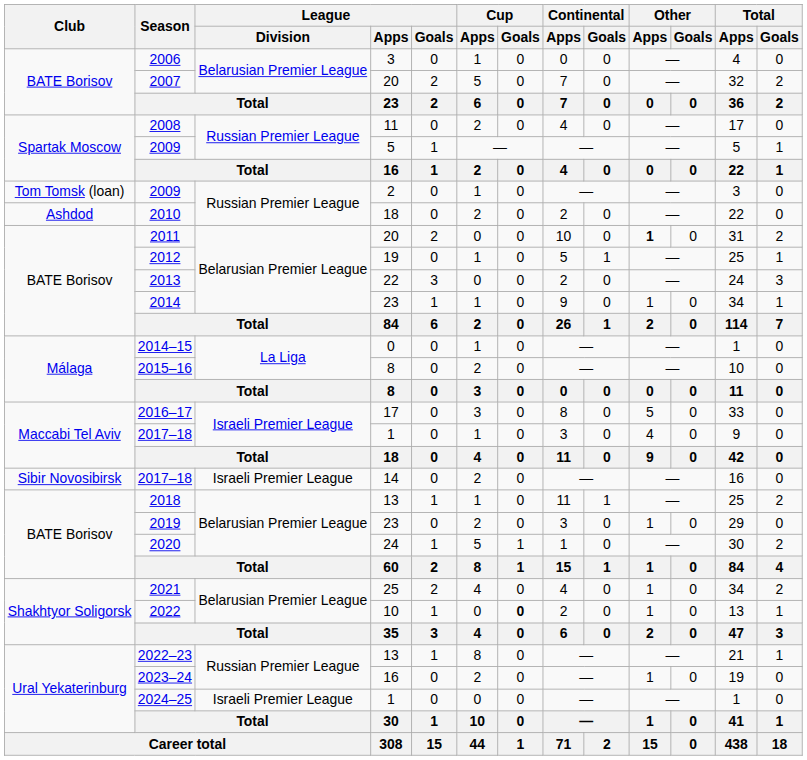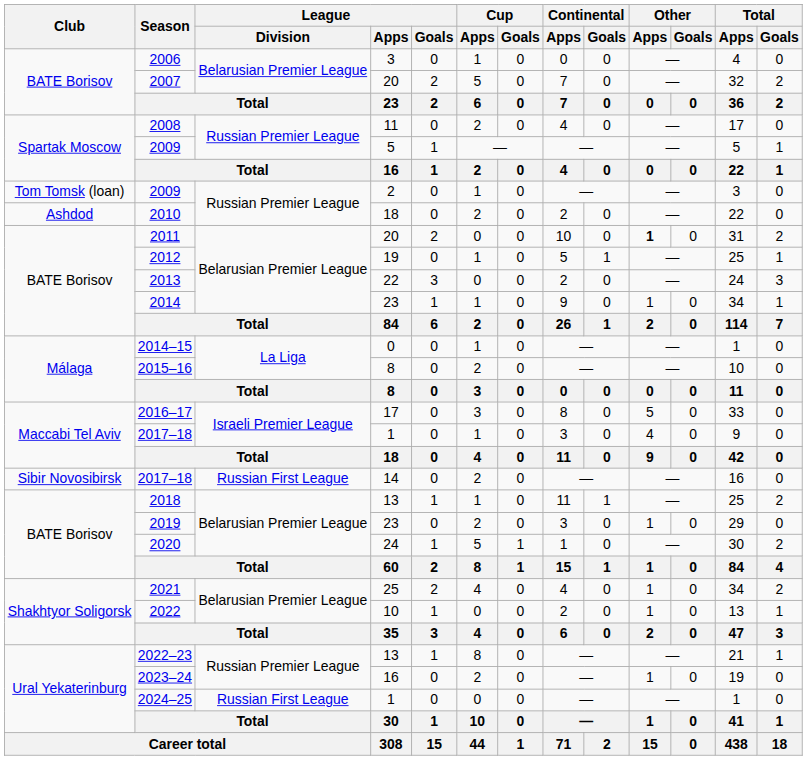(283, 479) Israeli Premier League -> (283, 479) Russian First League
(520, 611) bold -> (520, 611) normal
(283, 699) Israeli Premier League -> (283, 699) Russian First League
